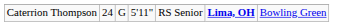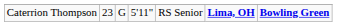(107, 13) 24 -> (107, 13) 23
(293, 13) normal -> (295, 13) bold
